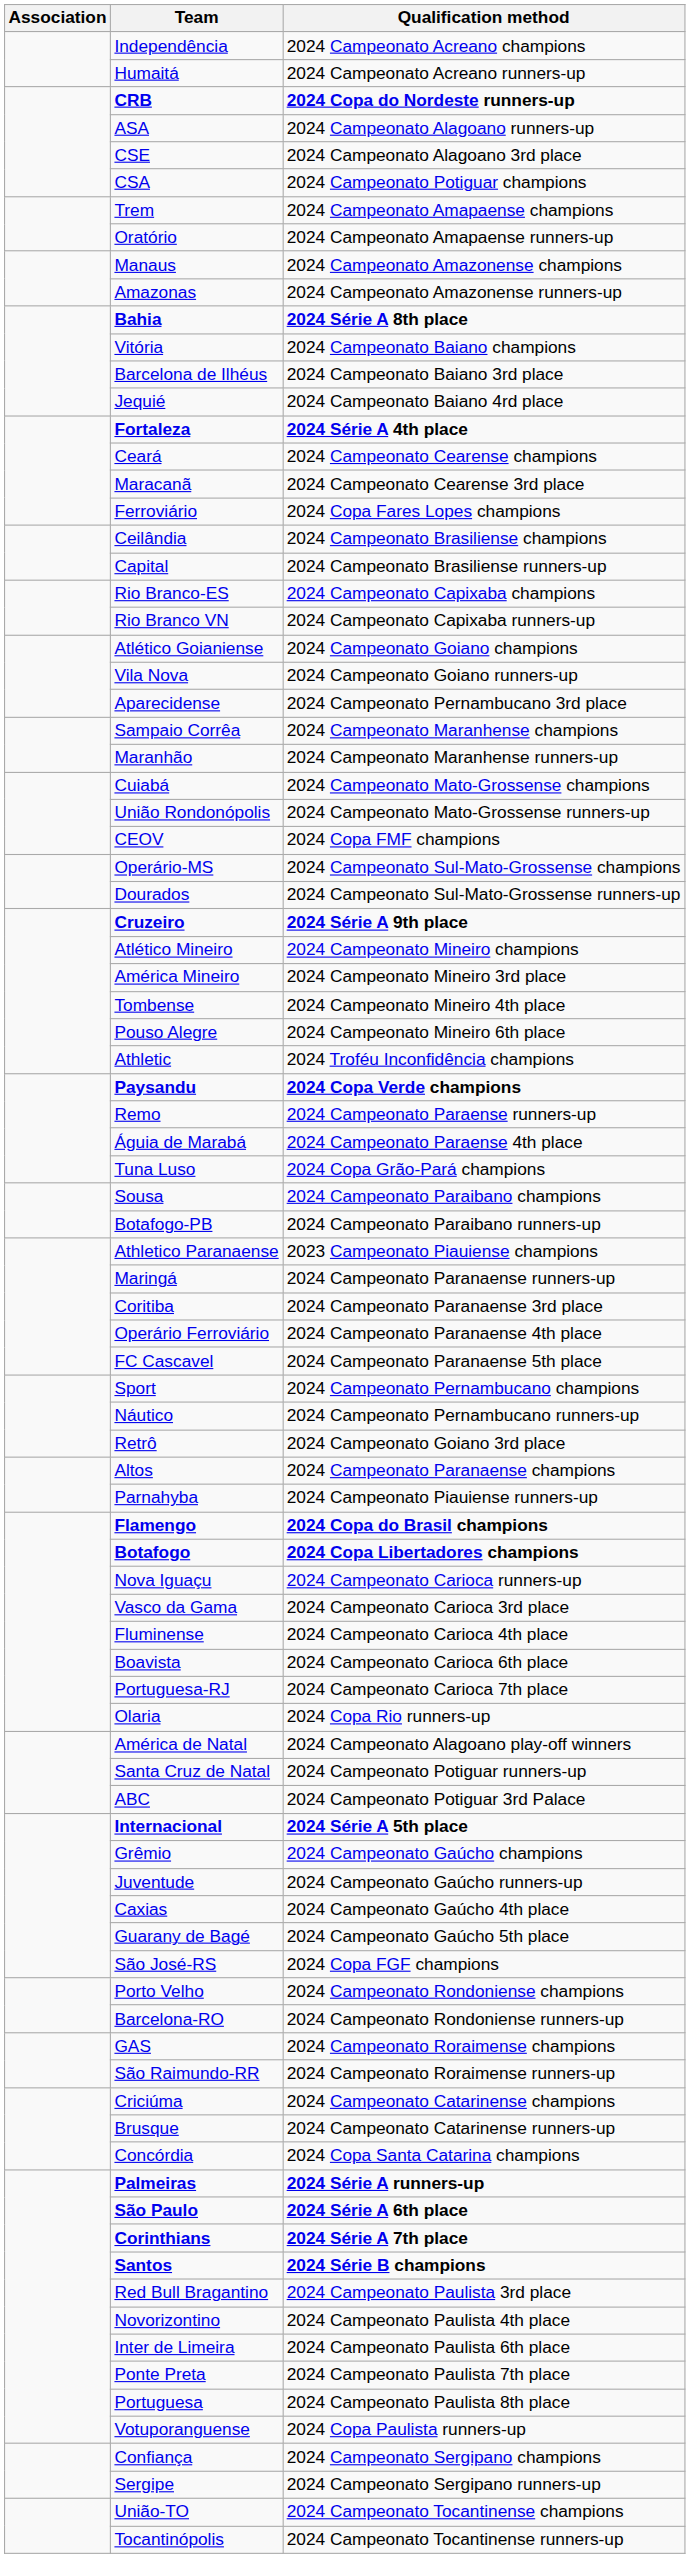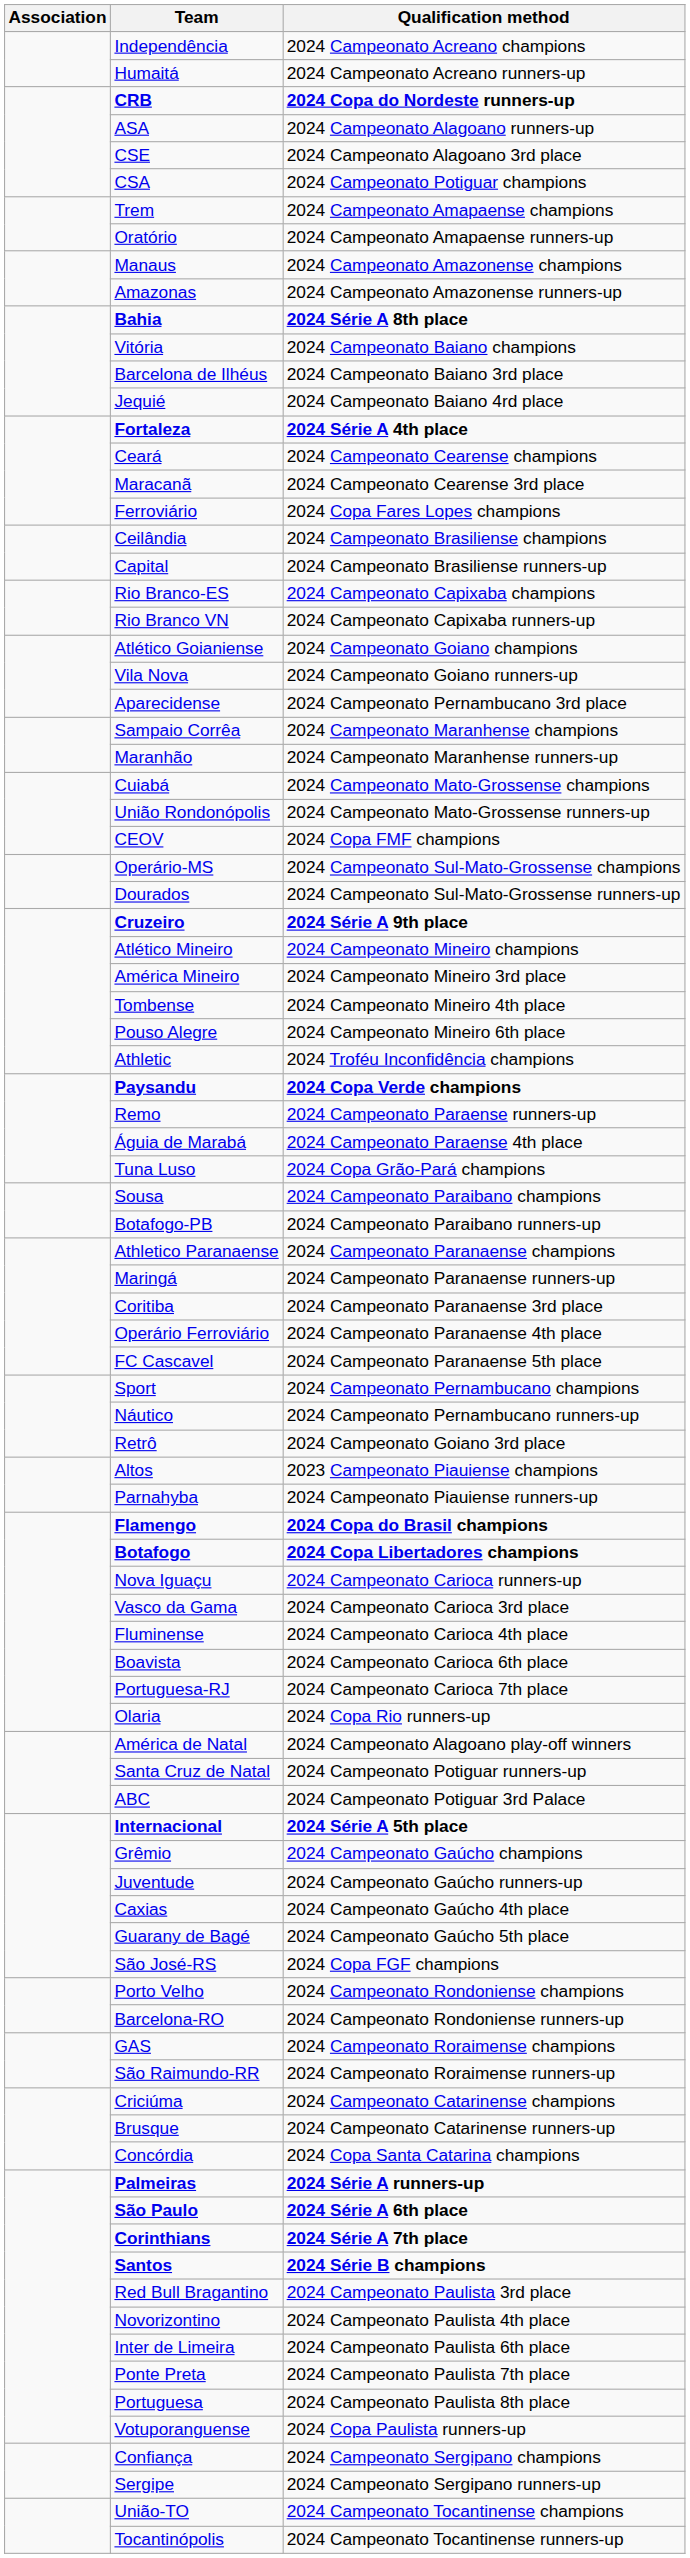(442, 1251) 2023 Campeonato Piauiense champions -> (451, 1251) 2024 Campeonato Paranaense champions
(451, 1470) 2024 Campeonato Paranaense champions -> (442, 1470) 2023 Campeonato Piauiense champions
